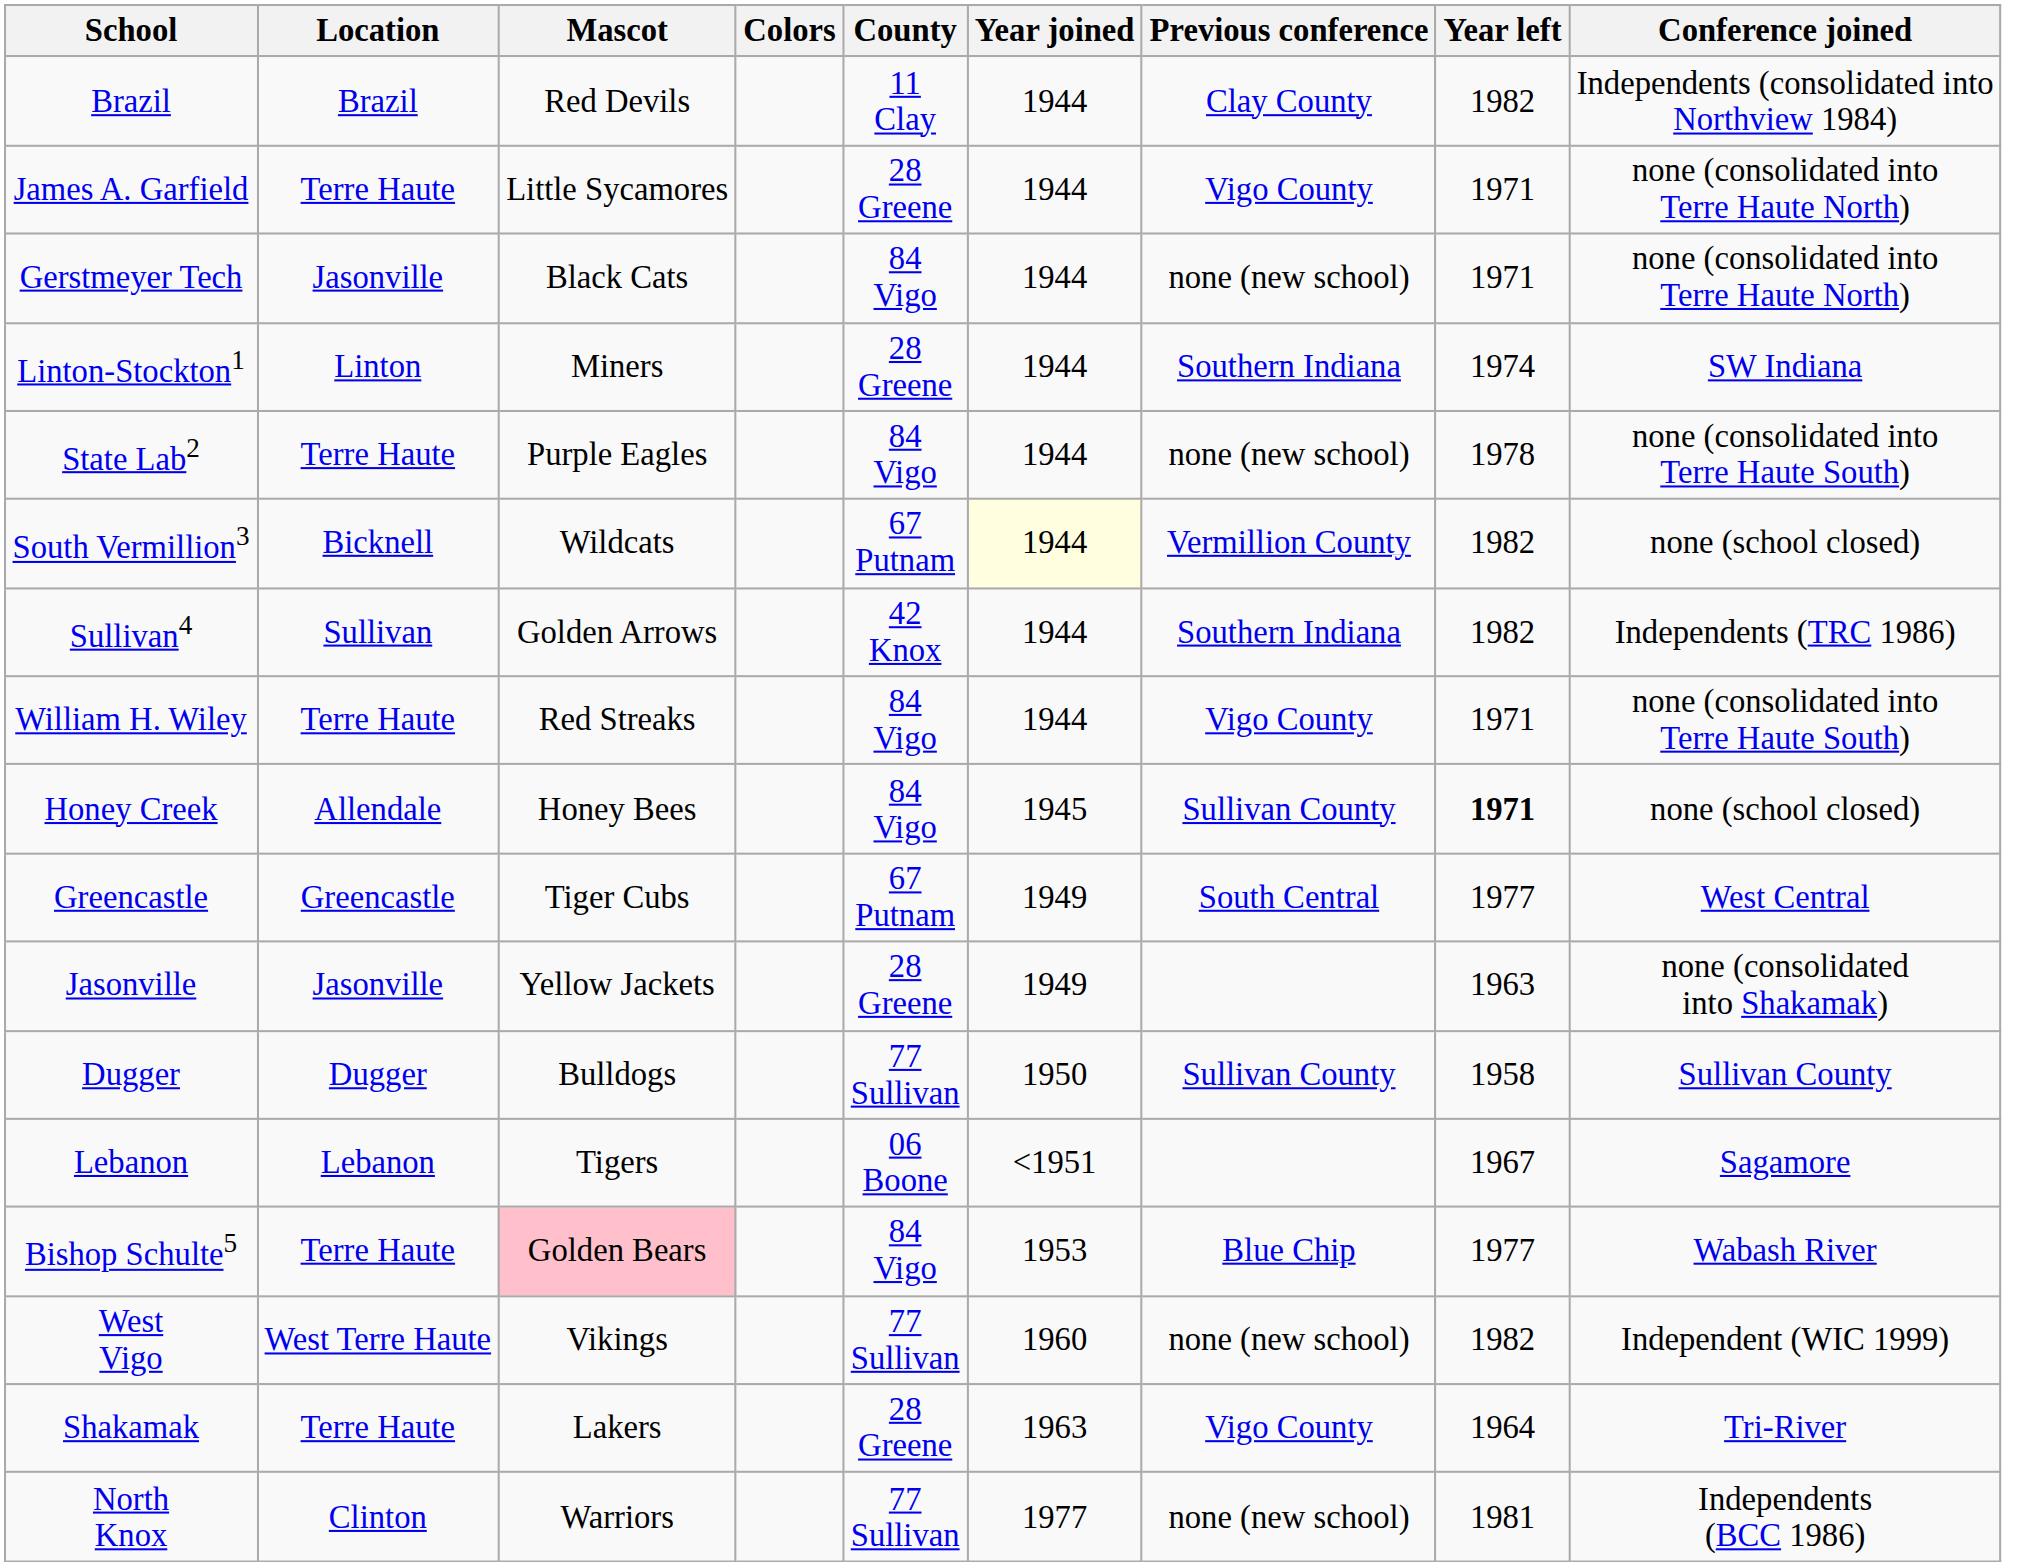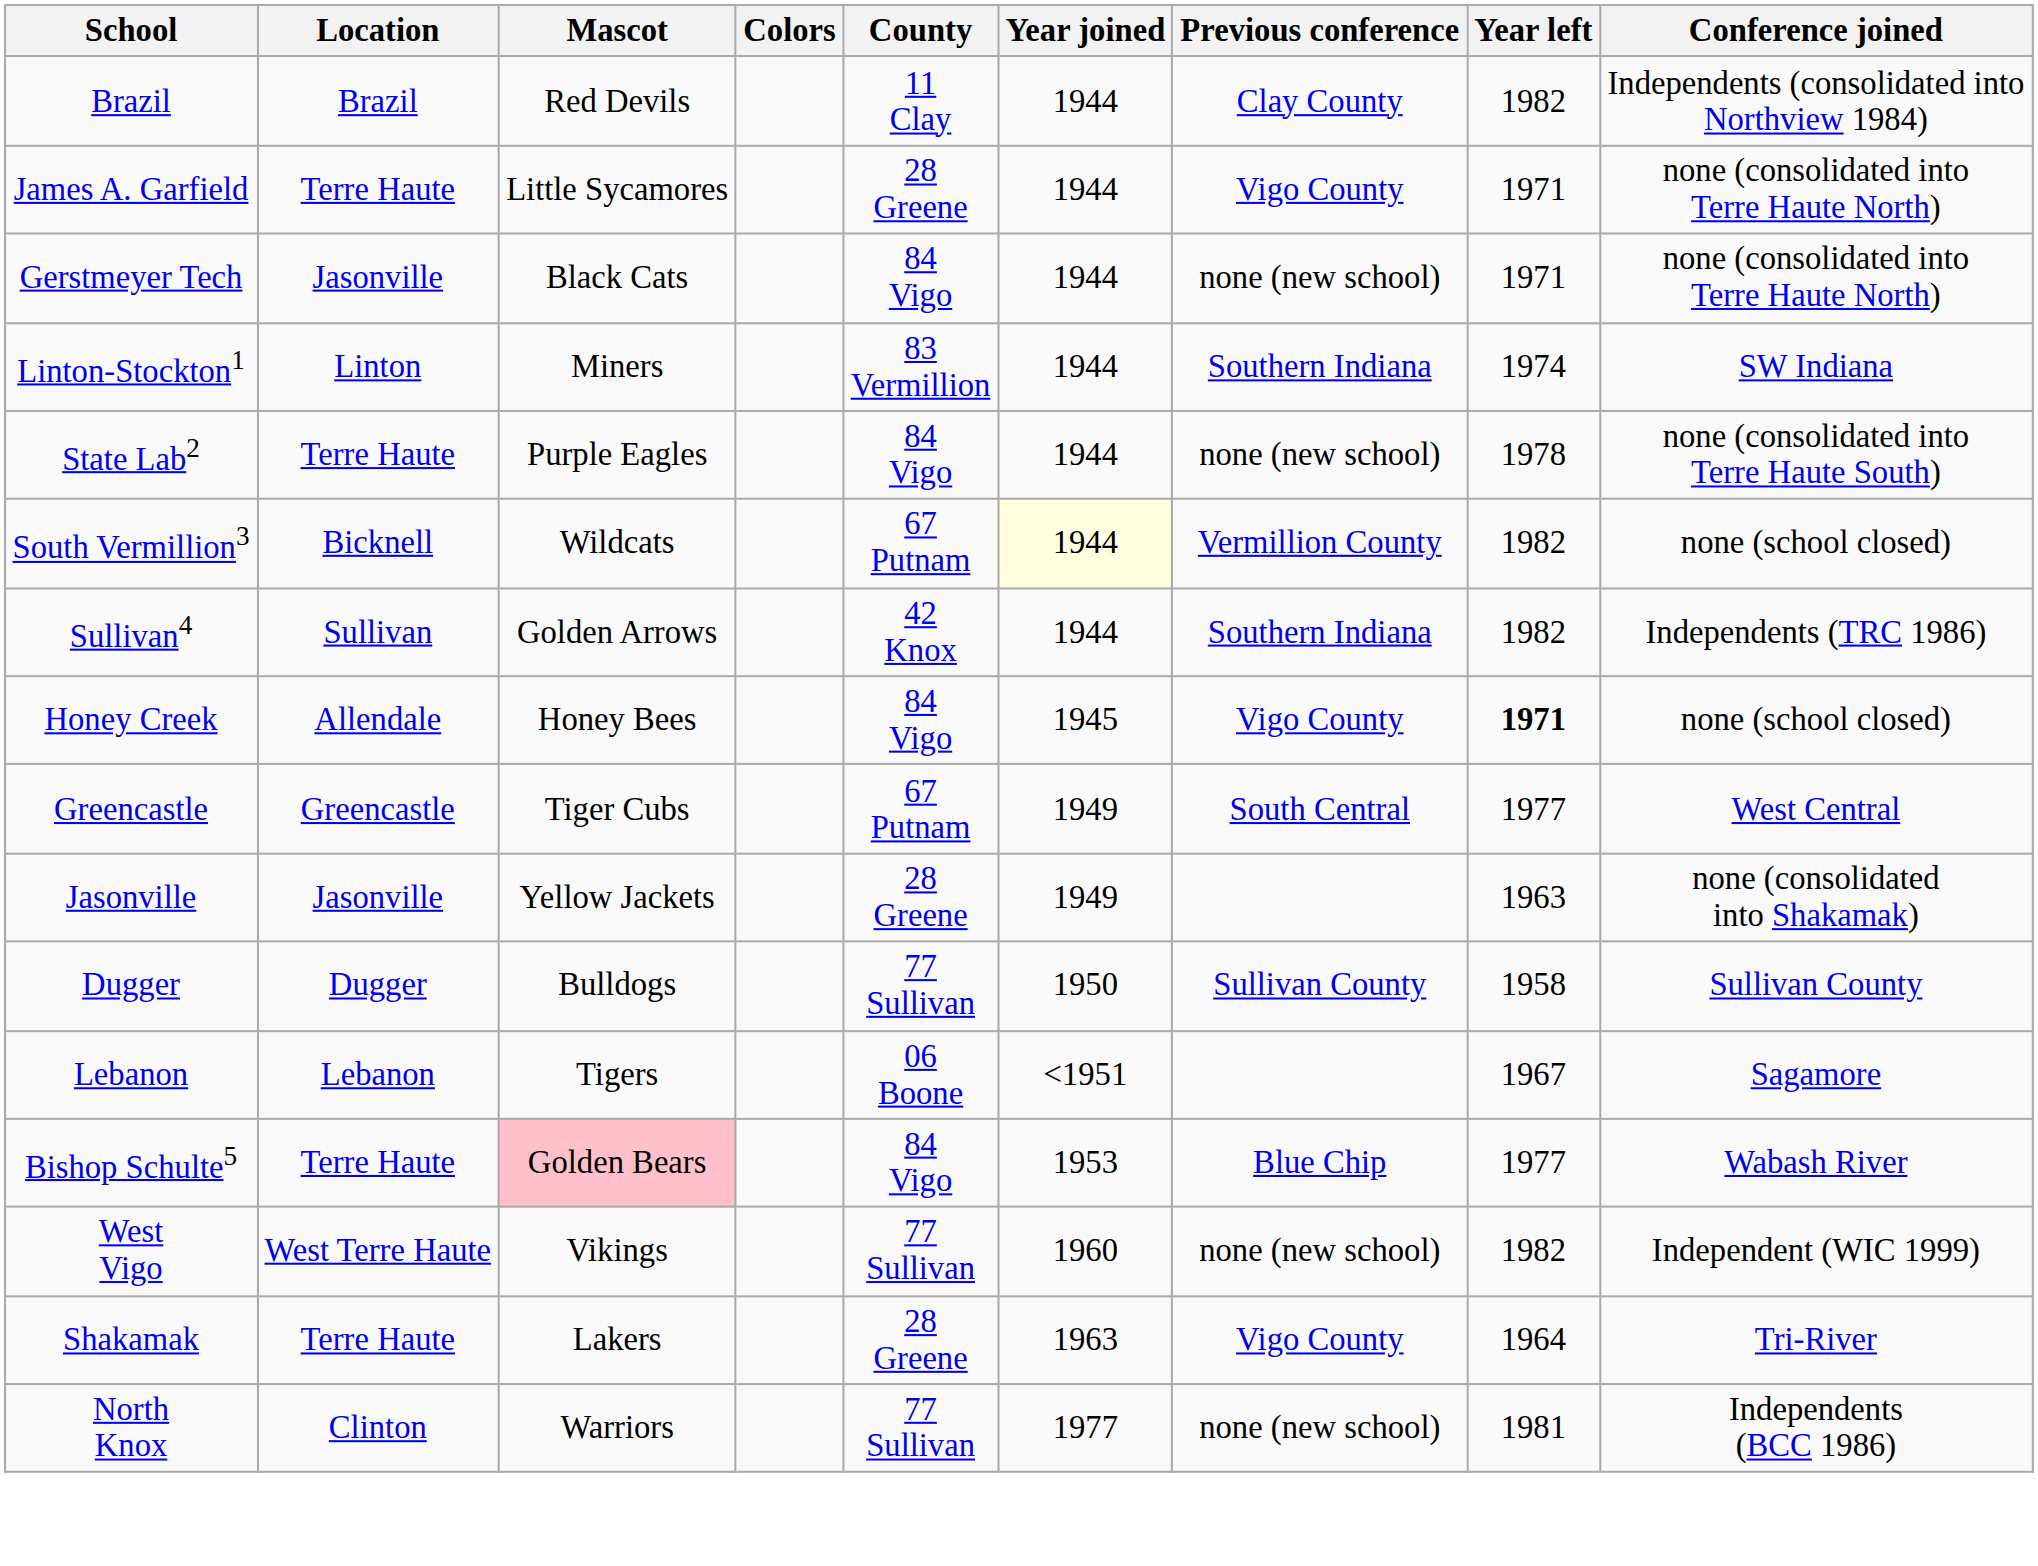(905, 365) 28 Greene -> (921, 365) 83 Vermillion
- row: (131, 719)
(1289, 808) Sullivan County -> (1320, 719) Vigo County
